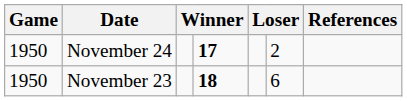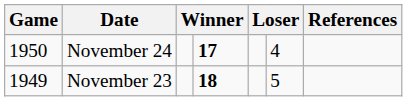(275, 50) 2 -> (275, 50) 4
(28, 80) 1950 -> (28, 80) 1949
(275, 80) 6 -> (275, 80) 5
